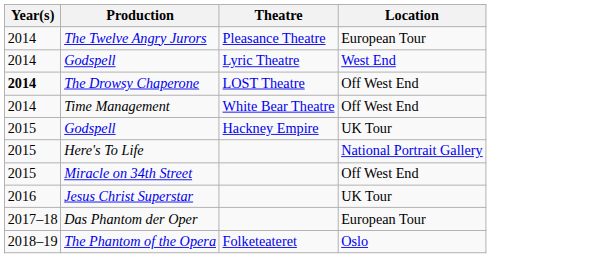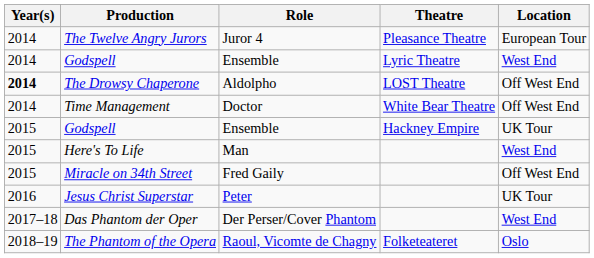+ column: (300, 15)
(412, 151) National Portrait Gallery -> (529, 151) West End
(383, 219) European Tour -> (529, 219) West End
